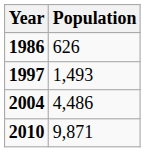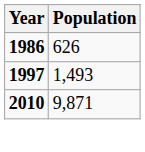- row: (27, 103)
